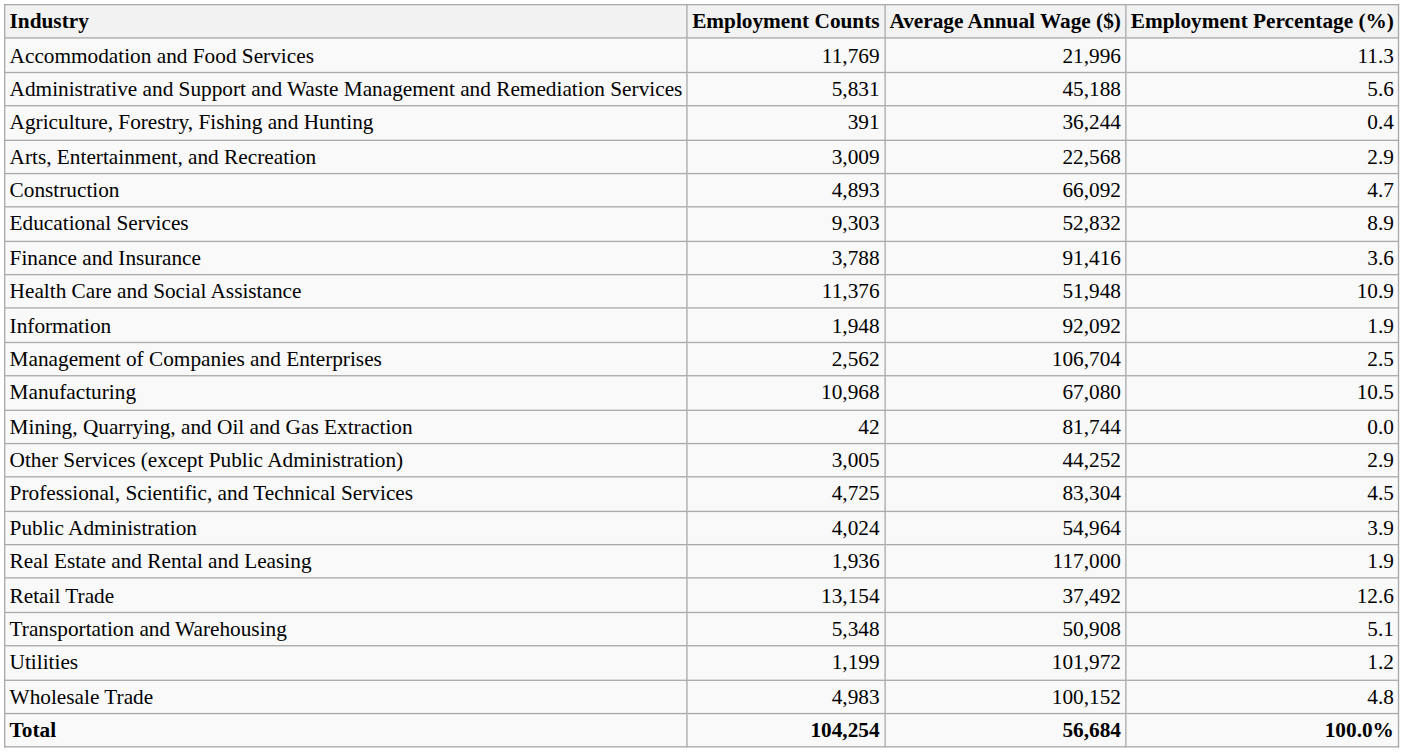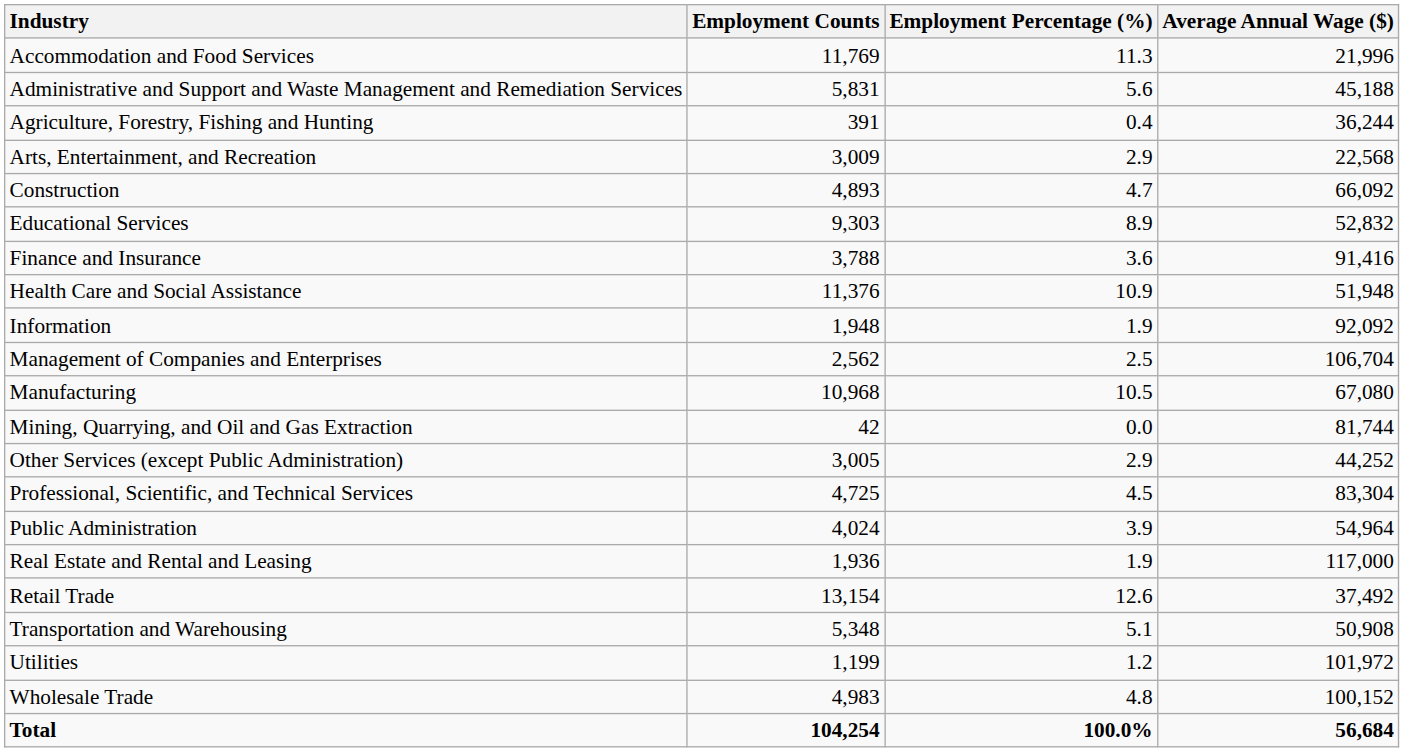columns swapped: (1262, 21) <-> (1005, 21)
